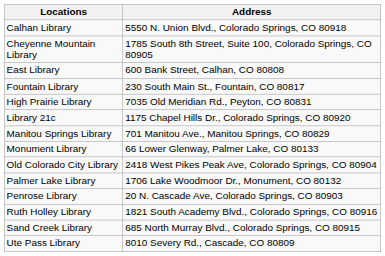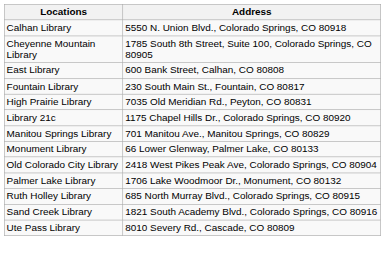- row: (42, 196)
(251, 212) 1821 South Academy Blvd., Colorado Springs, CO 80916 -> (243, 196) 685 North Murray Blvd., Colorado Springs, CO 80915
(243, 228) 685 North Murray Blvd., Colorado Springs, CO 80915 -> (251, 212) 1821 South Academy Blvd., Colorado Springs, CO 80916
